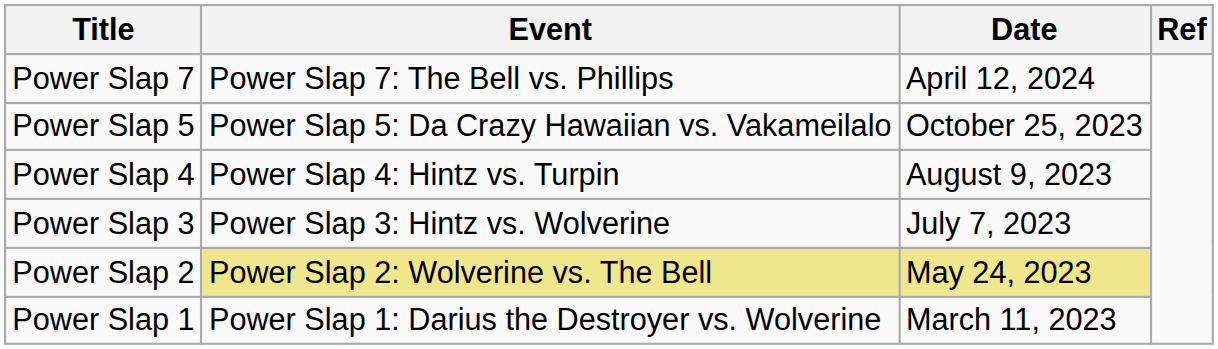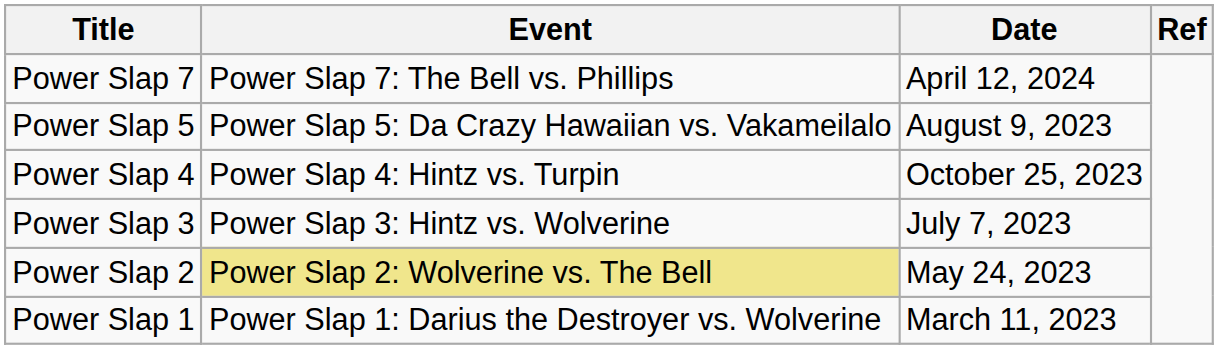(1024, 127) October 25, 2023 -> (1009, 127) August 9, 2023
(1009, 175) August 9, 2023 -> (1024, 175) October 25, 2023
(999, 272) khaki background -> (999, 272) no background
